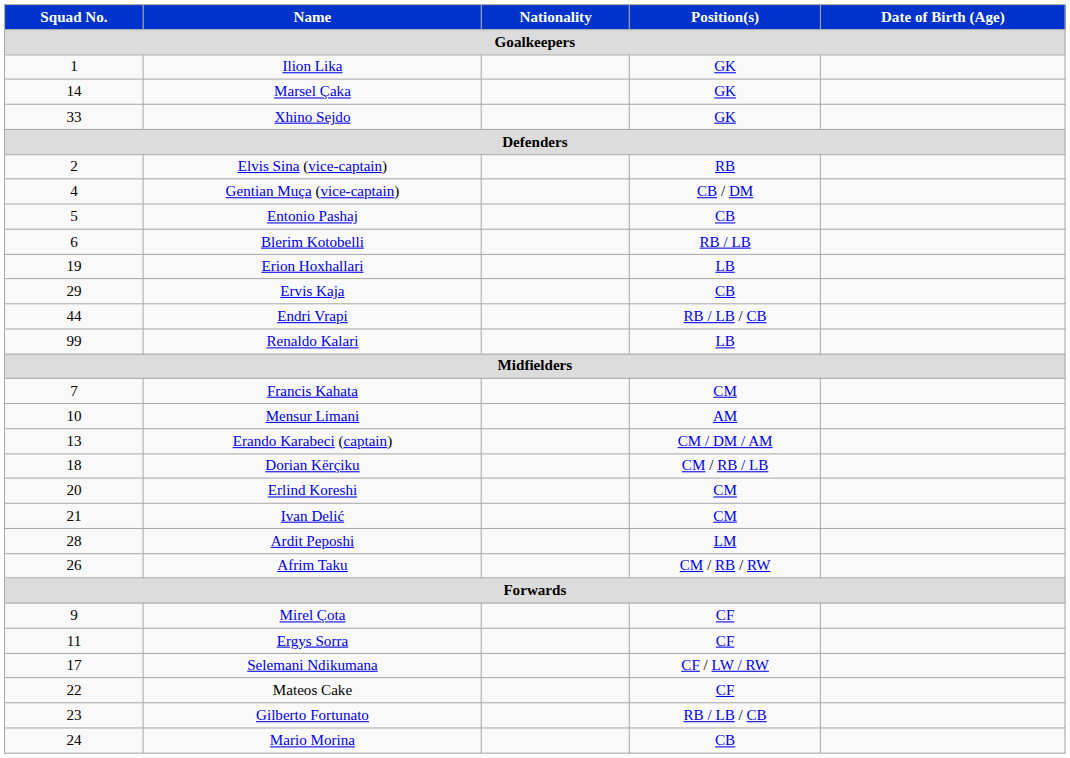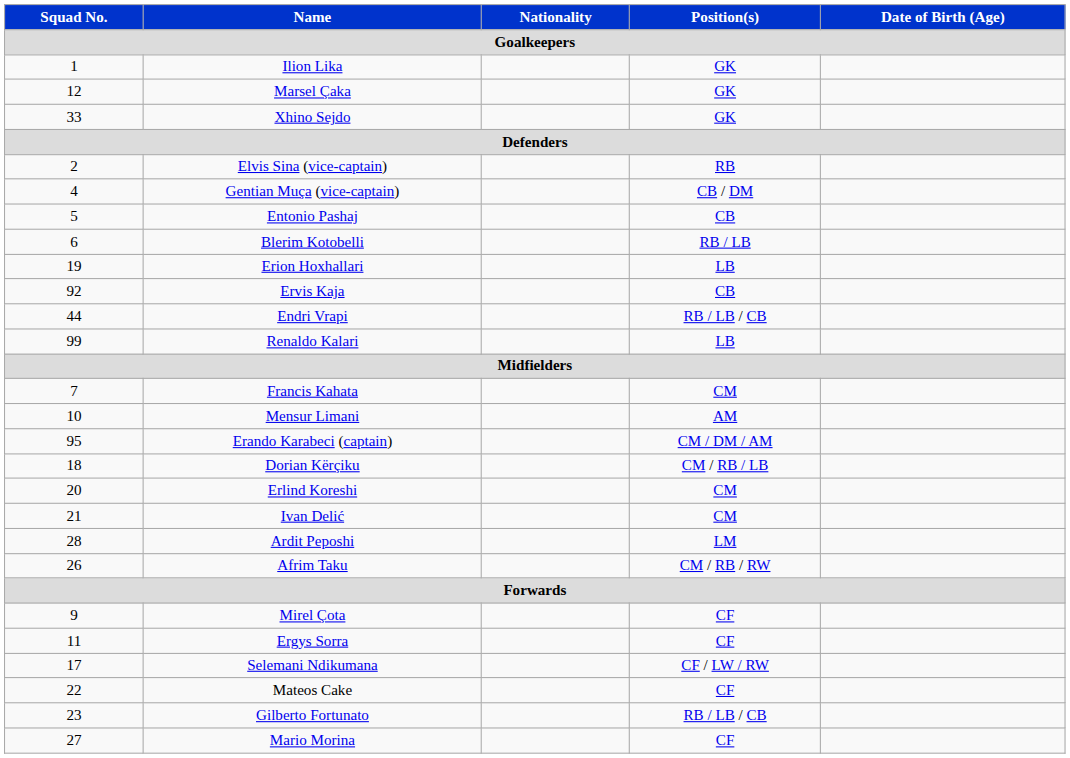(74, 92) 14 -> (74, 92) 12
(74, 291) 29 -> (74, 291) 92
(74, 441) 13 -> (74, 441) 95
(74, 740) 24 -> (74, 740) 27
(725, 740) CB -> (725, 740) CF
